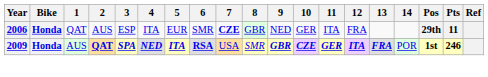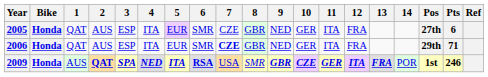+ row: (17, 30)
(453, 30) 11 -> (453, 47) 71
